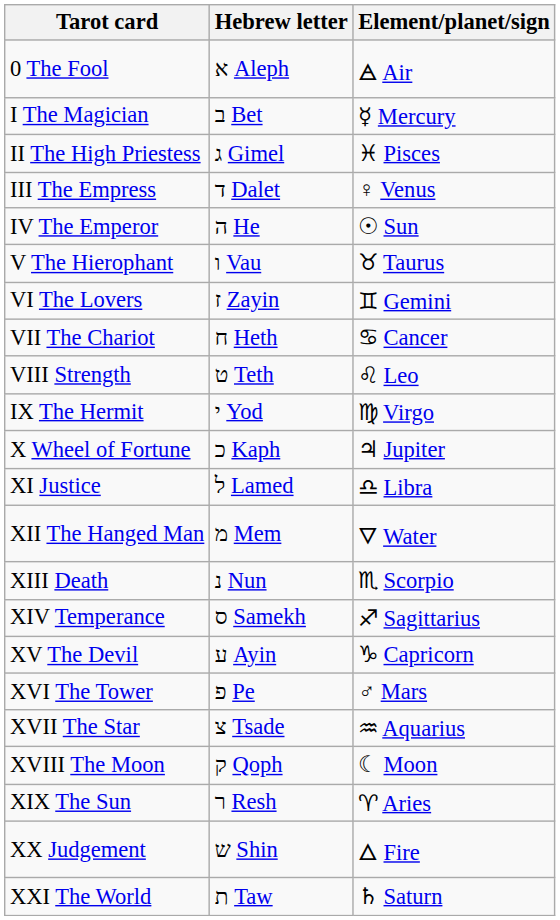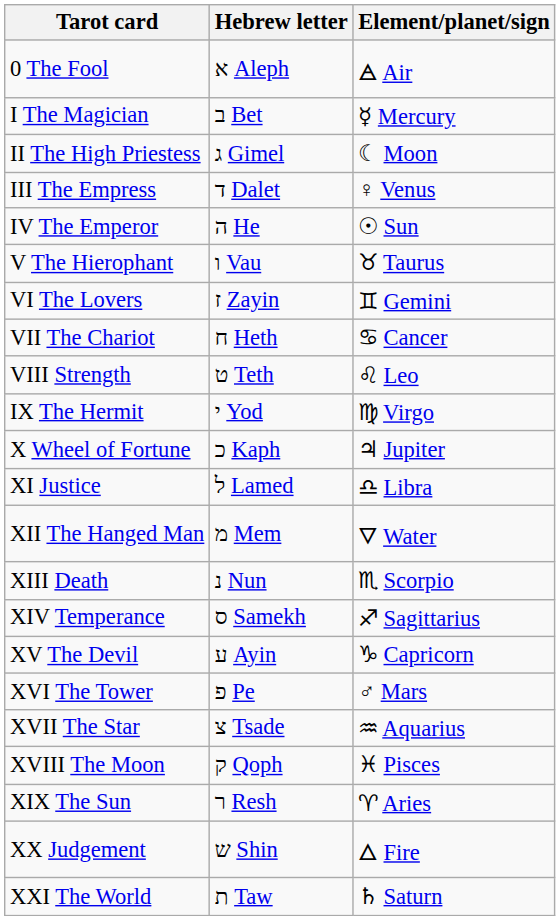(399, 153) ♓︎ Pisces -> (398, 153) ☾ Moon
(398, 765) ☾ Moon -> (399, 765) ♓︎ Pisces
